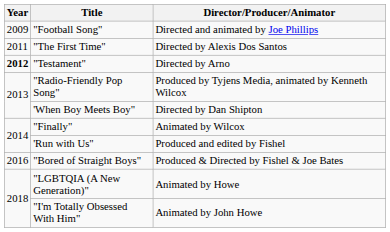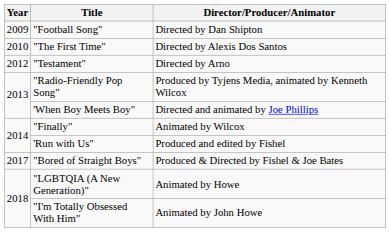(237, 30) Directed and animated by Joe Phillips -> (209, 30) Directed by Dan Shipton
(17, 47) 2011 -> (18, 47) 2010
(18, 64) bold -> (18, 64) normal
(209, 110) Directed by Dan Shipton -> (237, 110) Directed and animated by Joe Phillips
(18, 161) 2016 -> (18, 161) 2017
